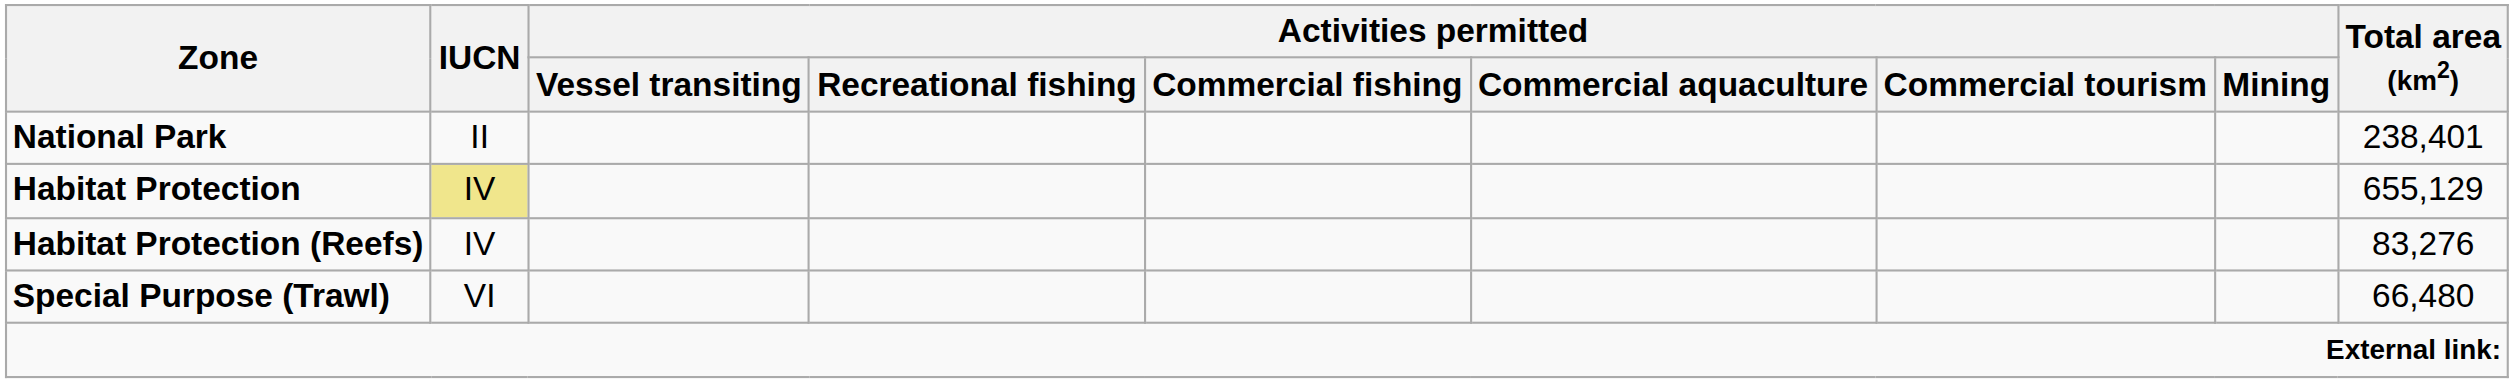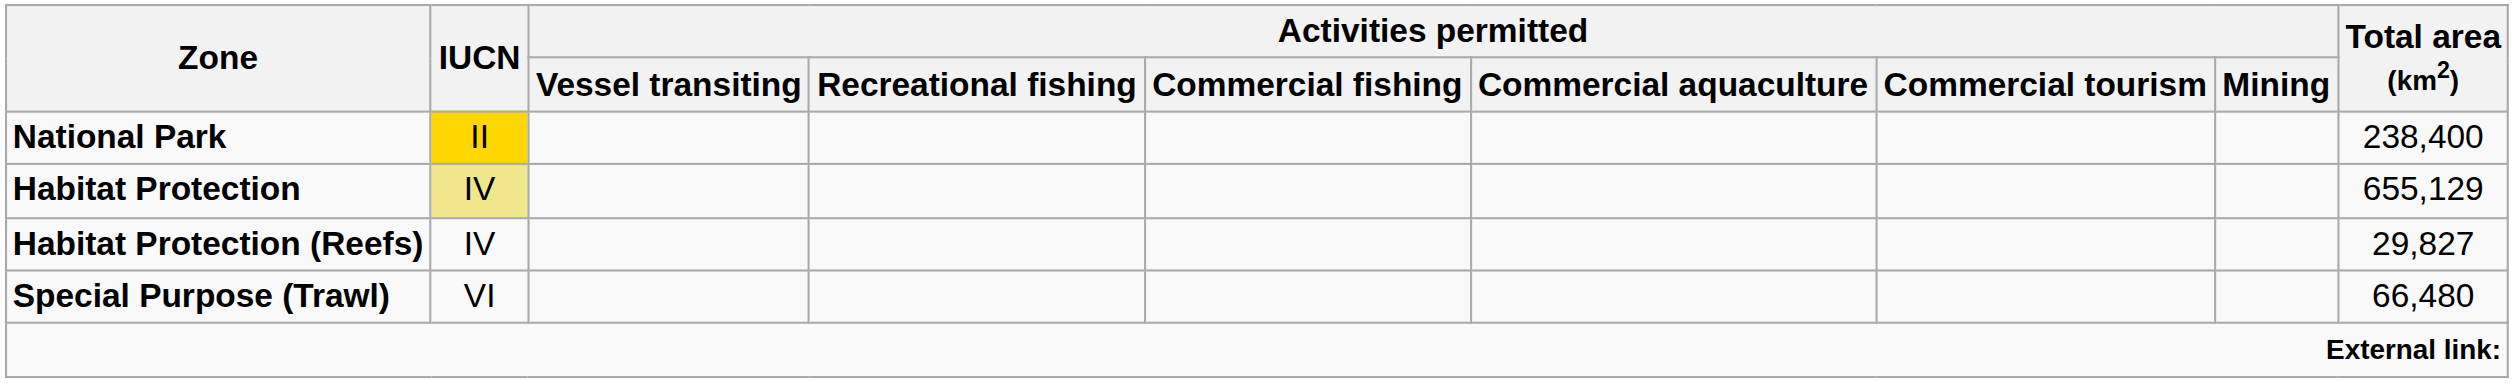(480, 137) no background -> (480, 137) gold background
(2423, 137) 238,401 -> (2423, 137) 238,400
(2423, 243) 83,276 -> (2423, 243) 29,827
